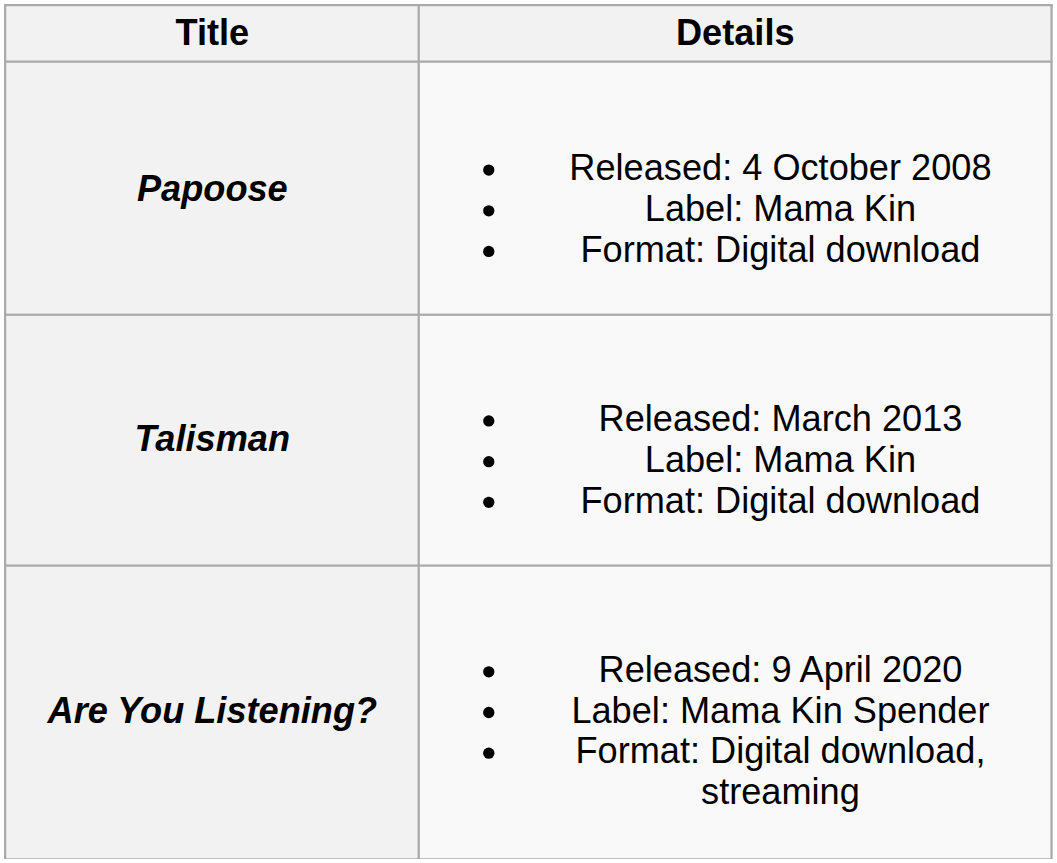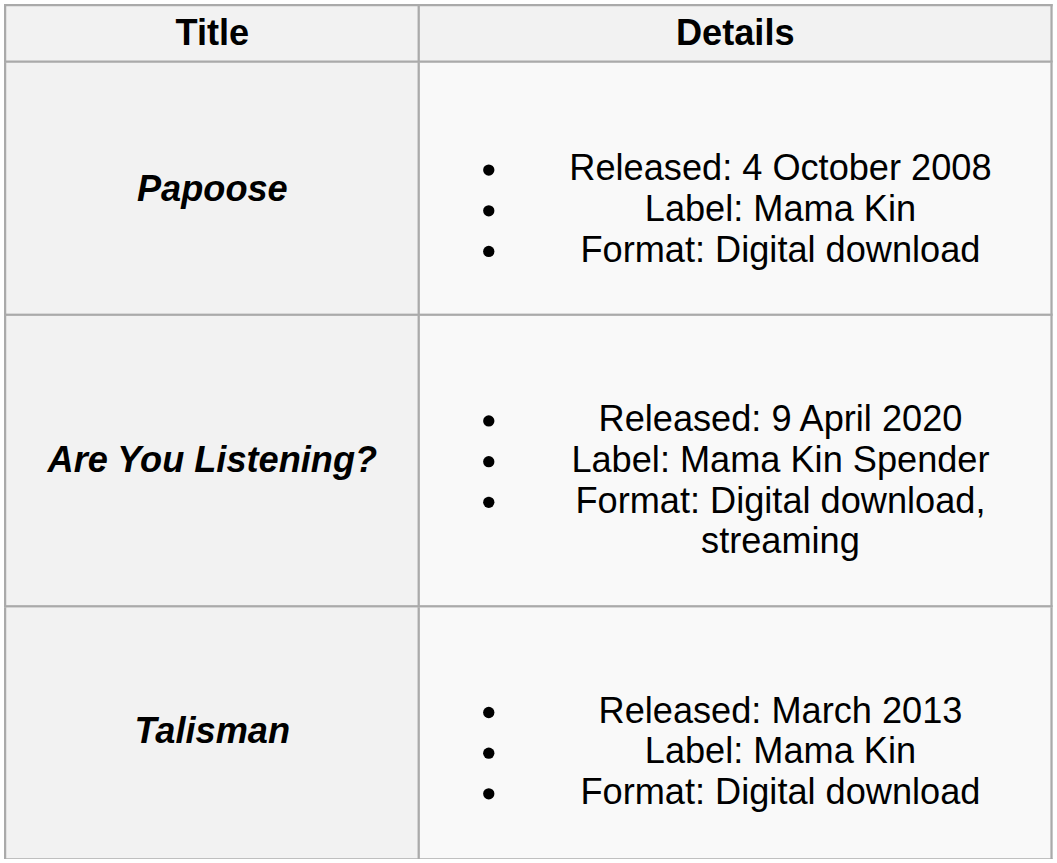rows swapped: (212, 439) <-> (212, 711)
